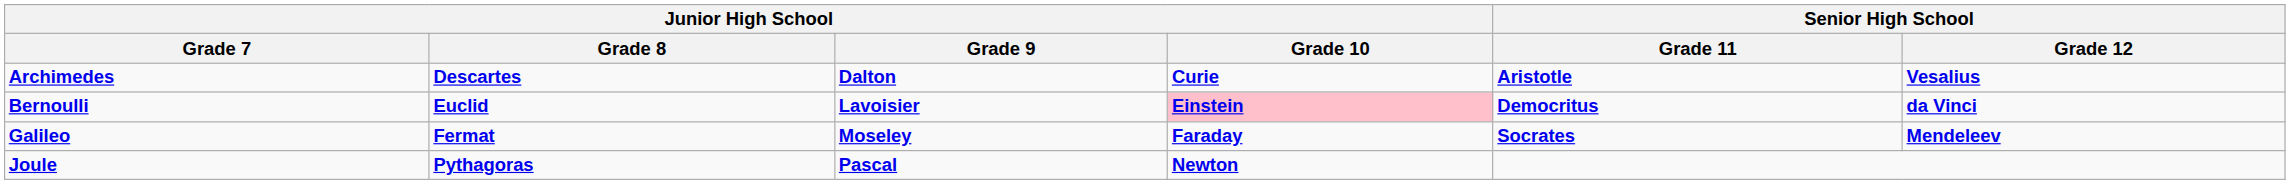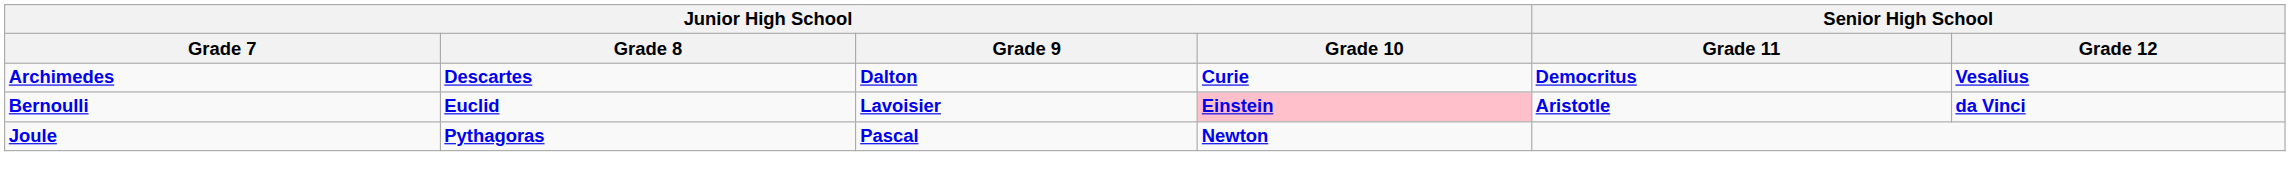(1535, 77) Aristotle -> (1586, 77) Democritus
(1548, 106) Democritus -> (1573, 106) Aristotle
- row: (39, 135)
